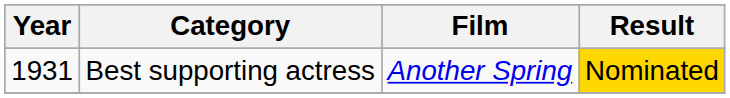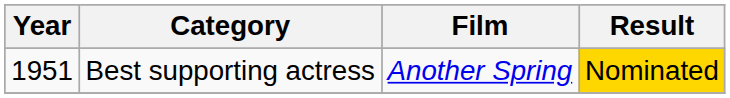(42, 70) 1931 -> (42, 70) 1951
